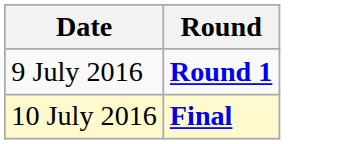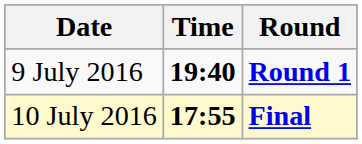+ column: (203, 26)
